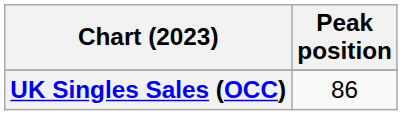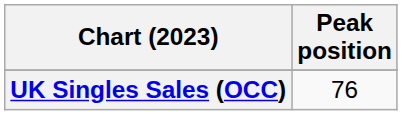(345, 89) 86 -> (345, 89) 76
